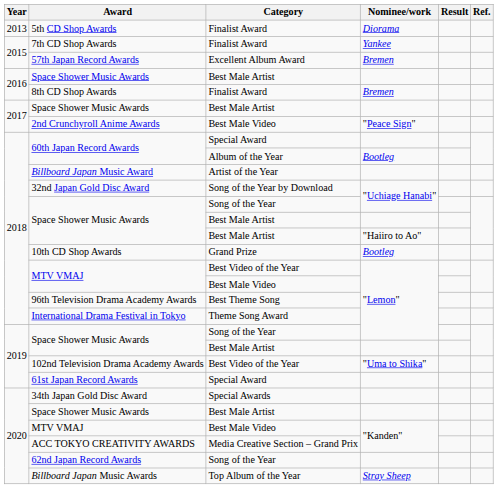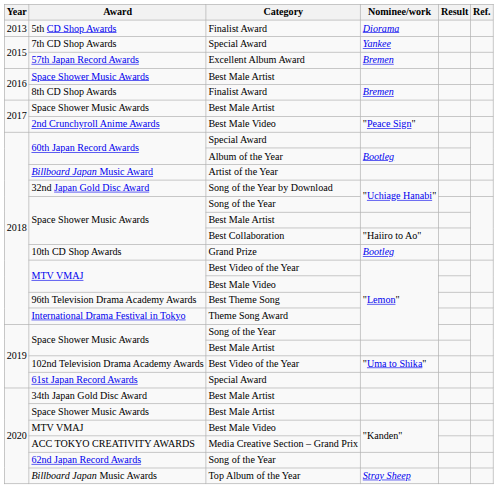(238, 44) Finalist Award -> (237, 44) Special Award
(241, 236) Best Male Artist -> (246, 236) Best Collaboration
(239, 396) Special Awards -> (241, 396) Best Male Artist
